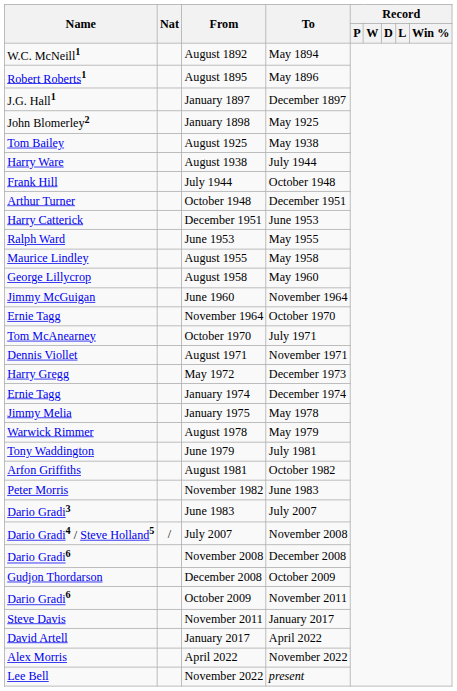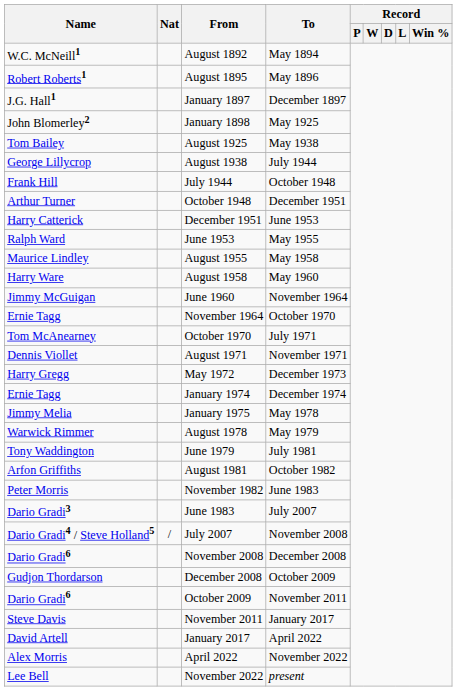(35, 162) Harry Ware -> (49, 162) George Lillycrop
(49, 278) George Lillycrop -> (35, 278) Harry Ware
